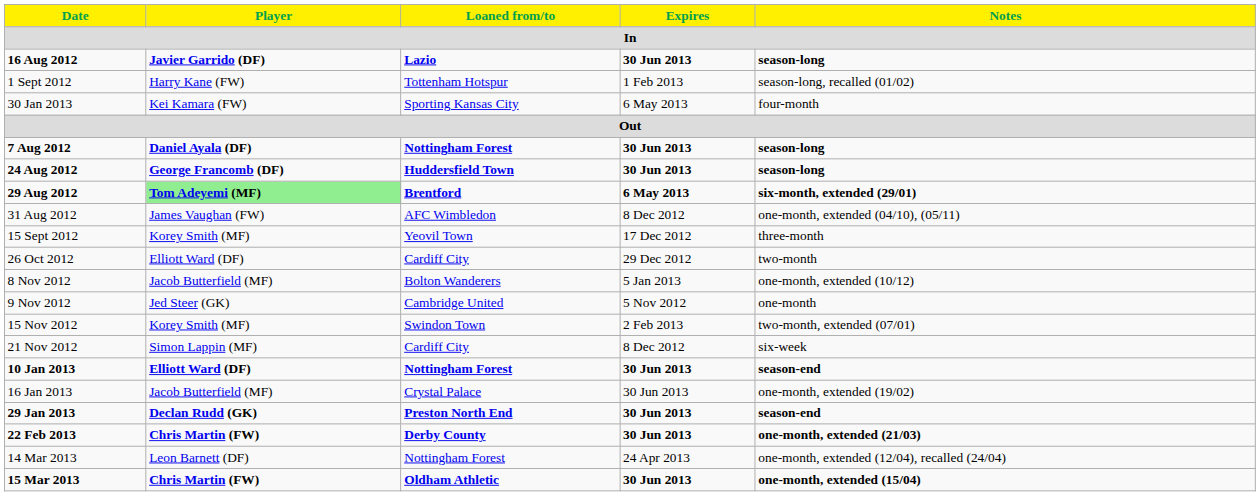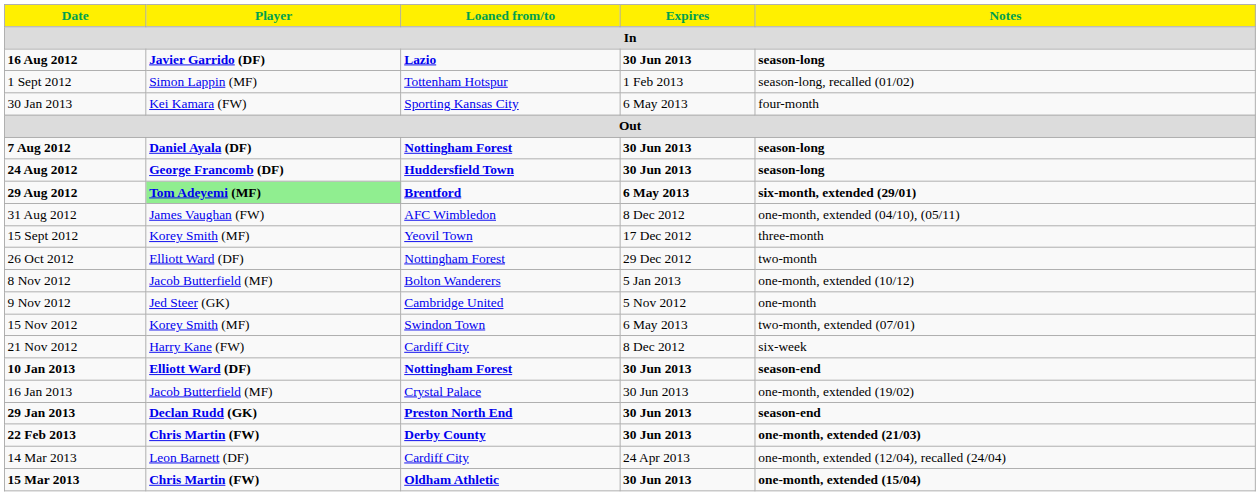(197, 82) Harry Kane (FW) -> (203, 82) Simon Lappin (MF)
(437, 258) Cardiff City -> (455, 258) Nottingham Forest
(653, 325) 2 Feb 2013 -> (655, 325) 6 May 2013
(203, 347) Simon Lappin (MF) -> (197, 347) Harry Kane (FW)
(455, 457) Nottingham Forest -> (437, 457) Cardiff City
